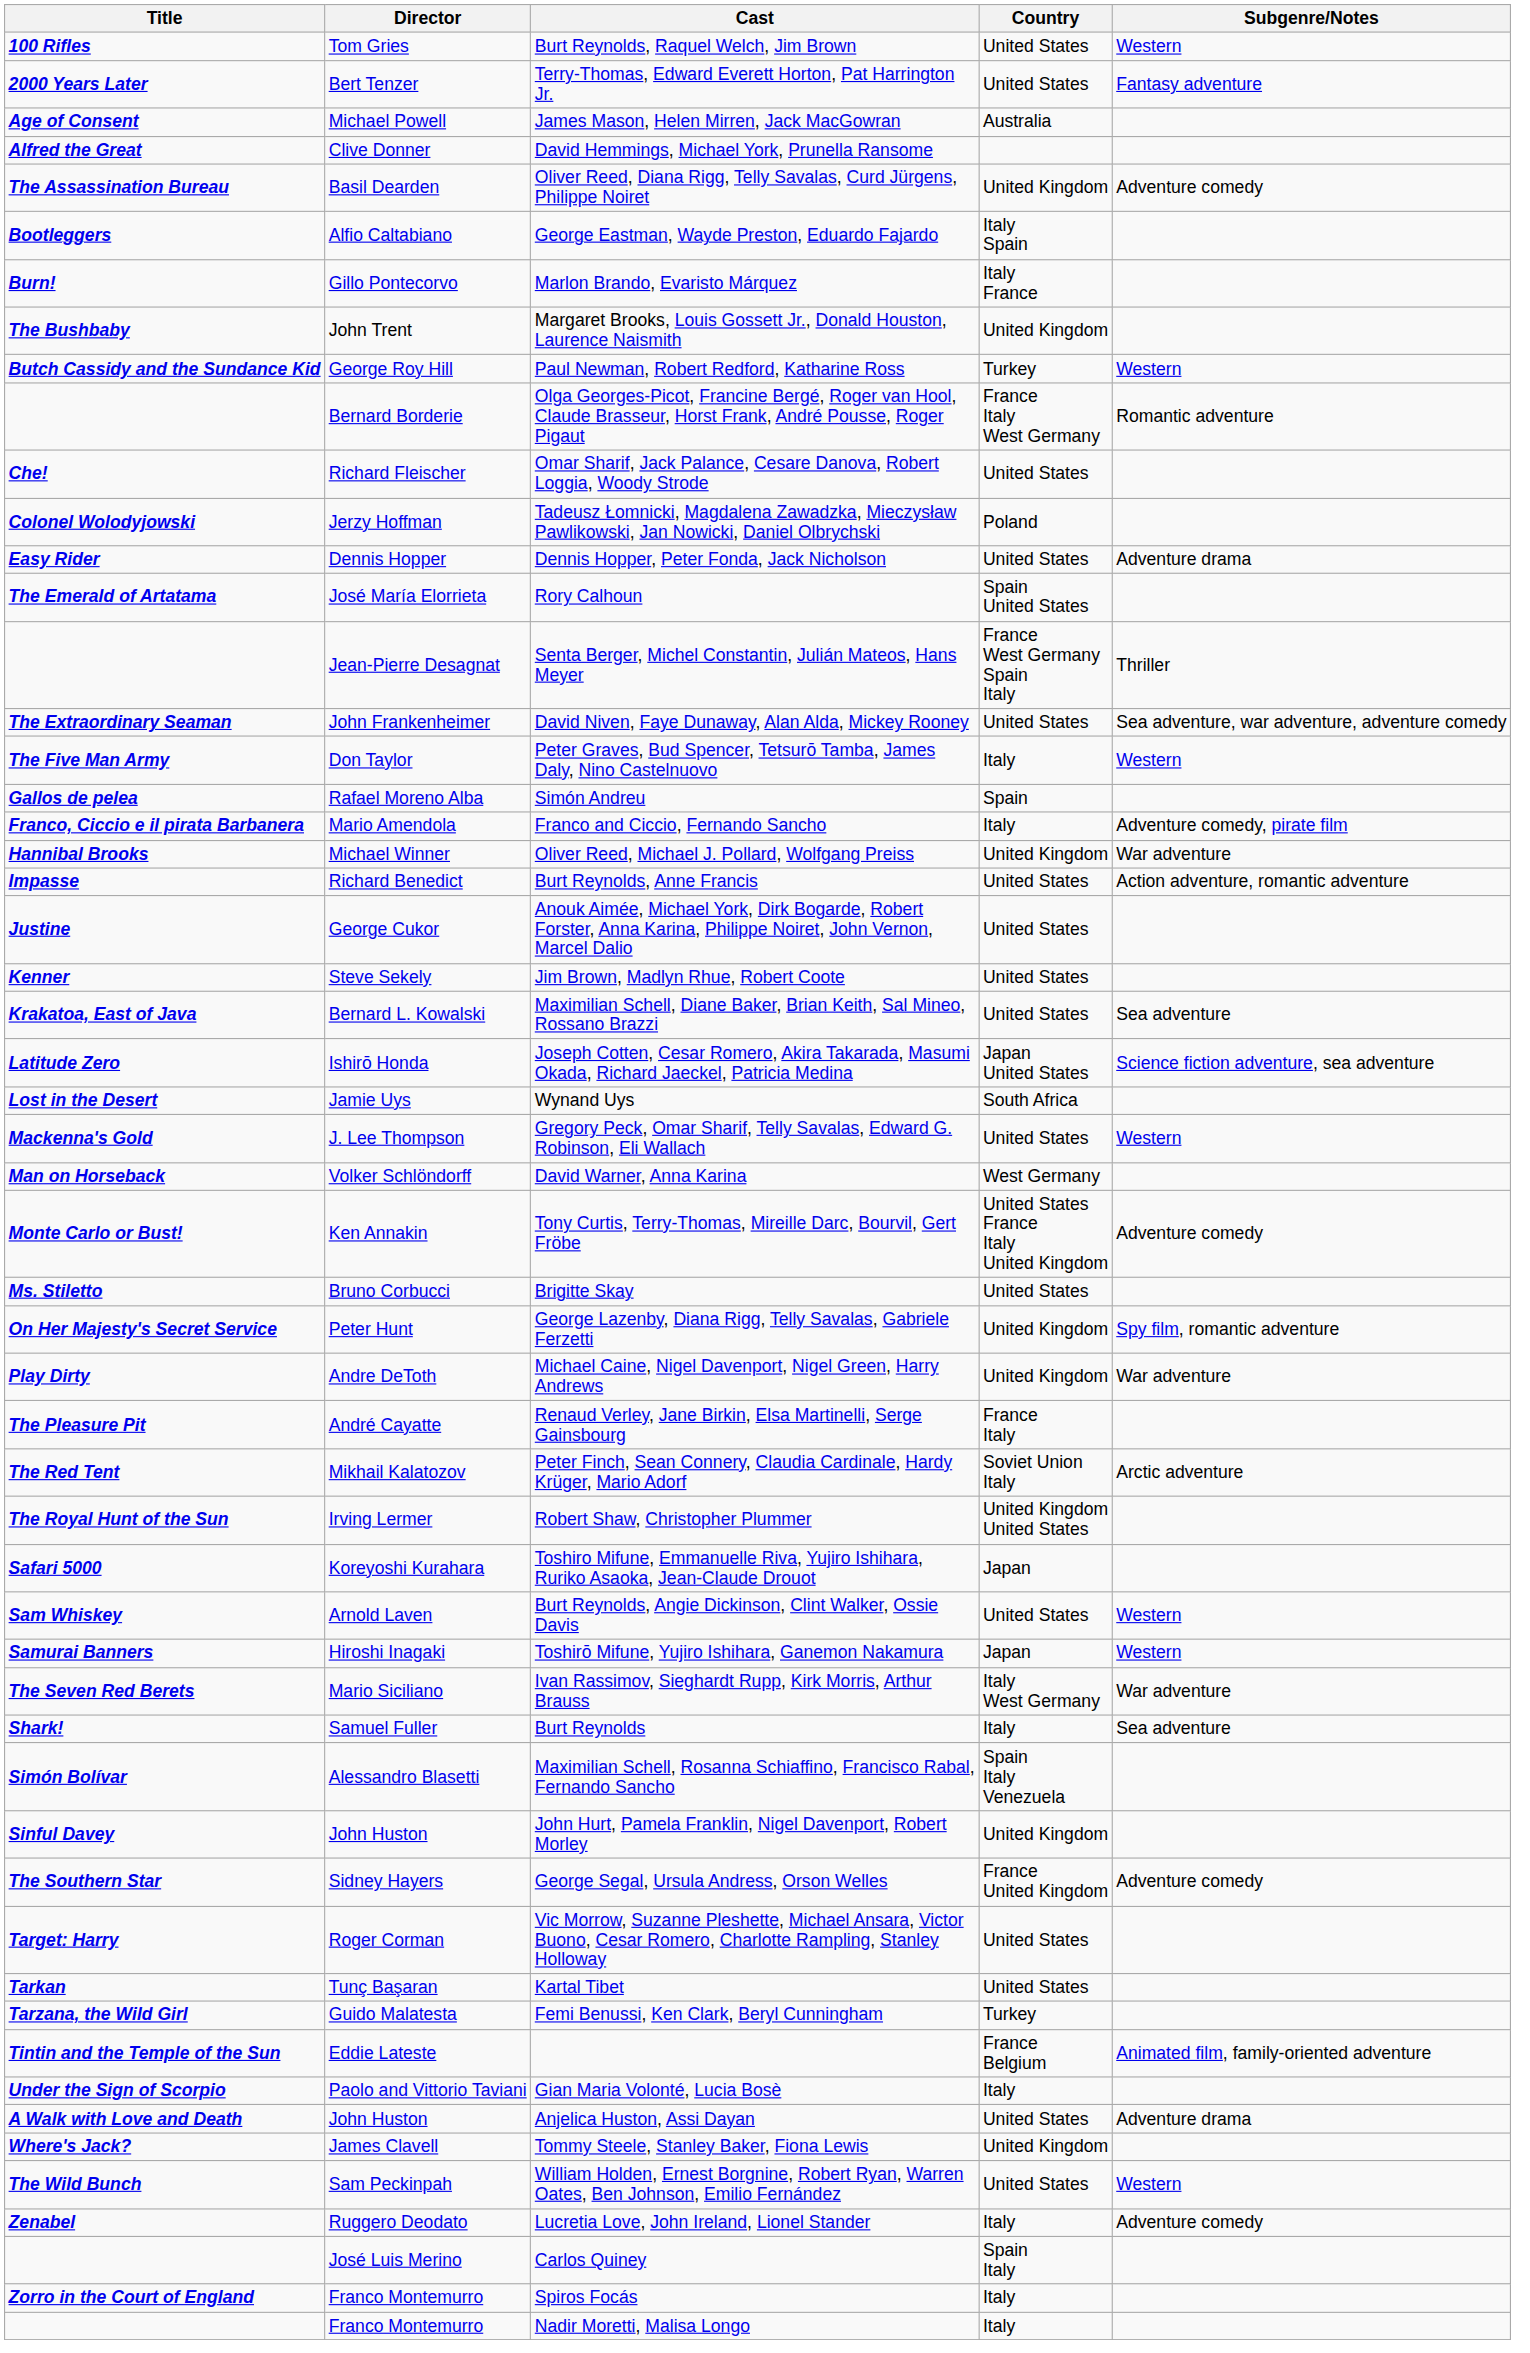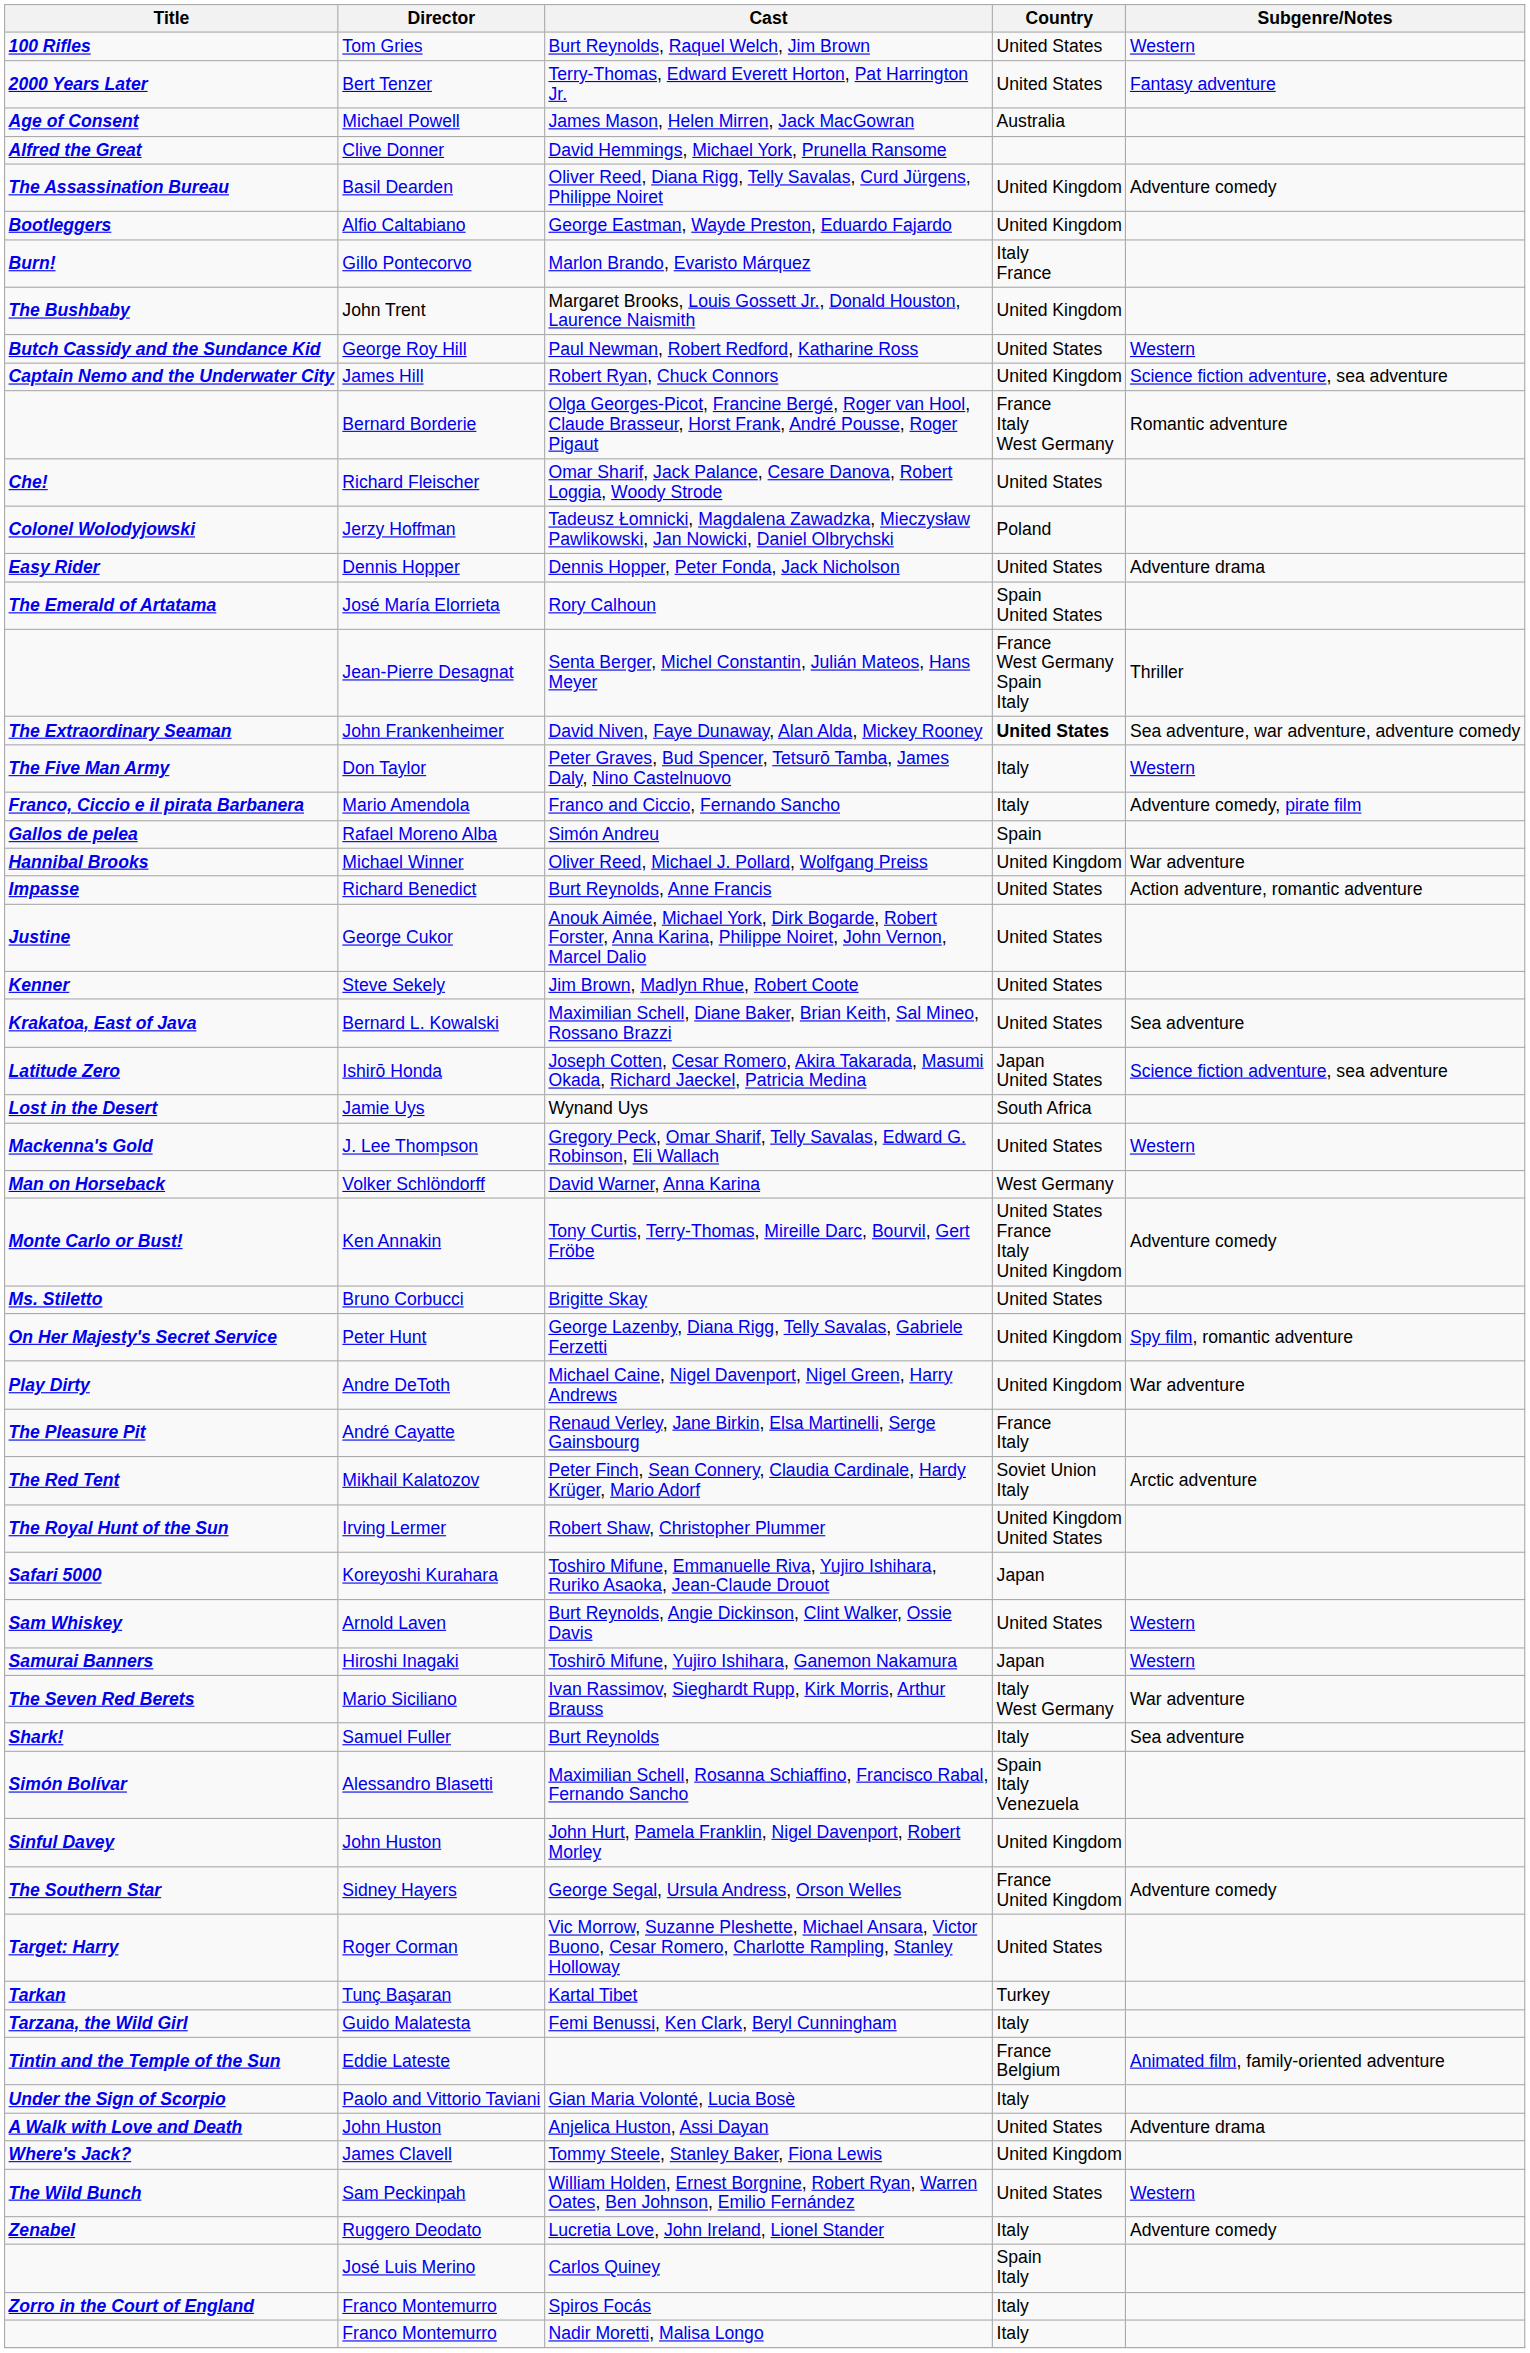(1005, 235) Italy Spain -> (1059, 225) United Kingdom
(1009, 368) Turkey -> (1049, 348) United States
+ row: (383, 376)
(1036, 722) normal -> (1053, 730) bold
rows swapped: (392, 825) <-> (406, 798)
(1036, 1987) United States -> (1023, 1995) Turkey
(1009, 2015) Turkey -> (1013, 2023) Italy
